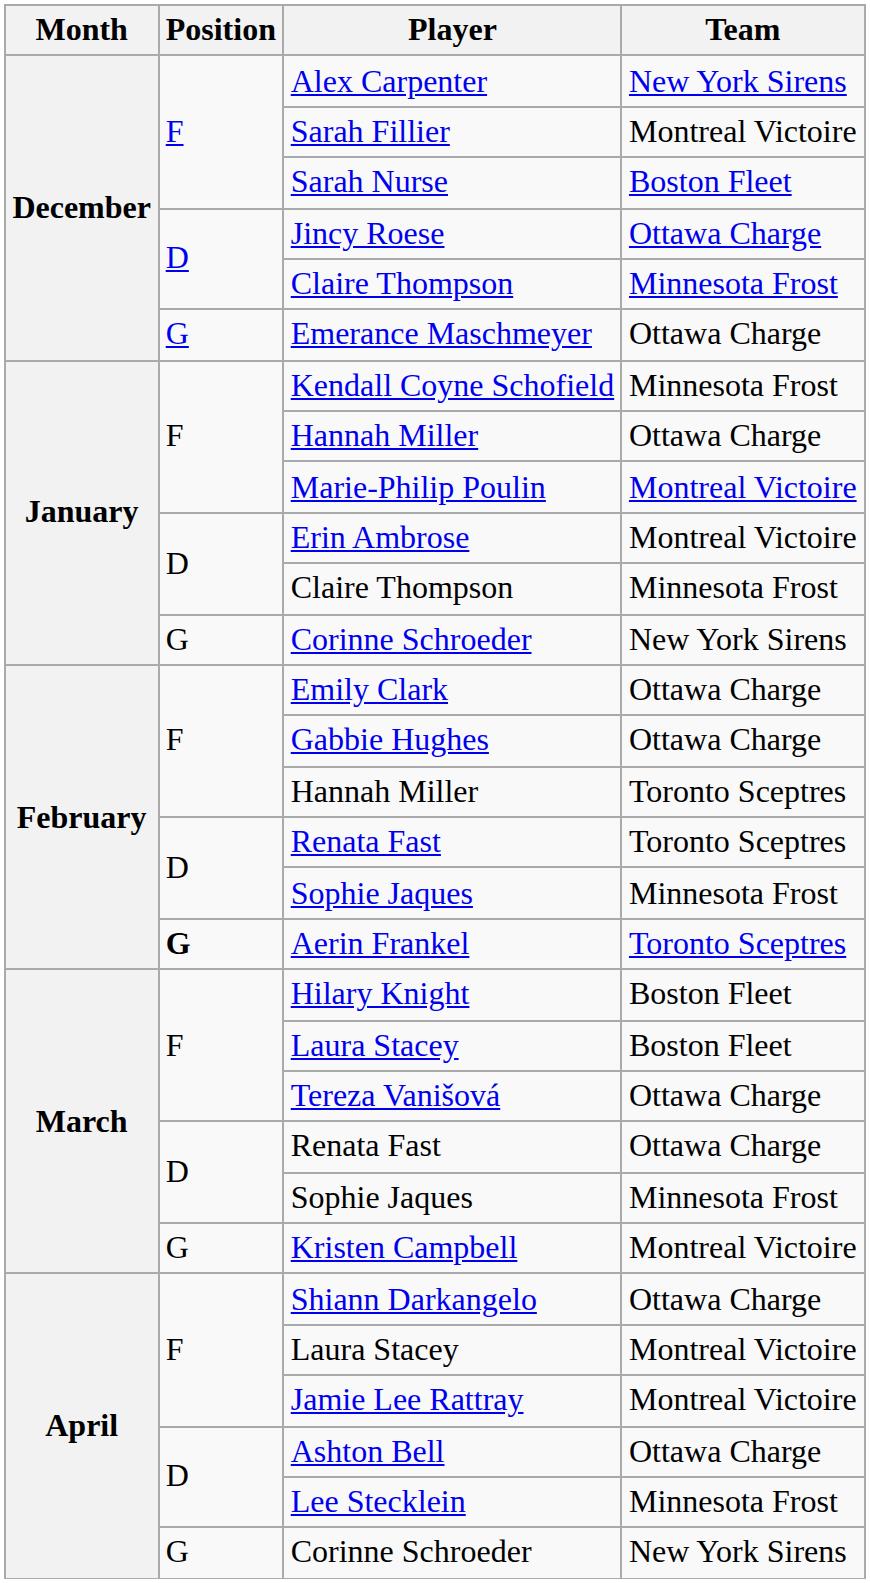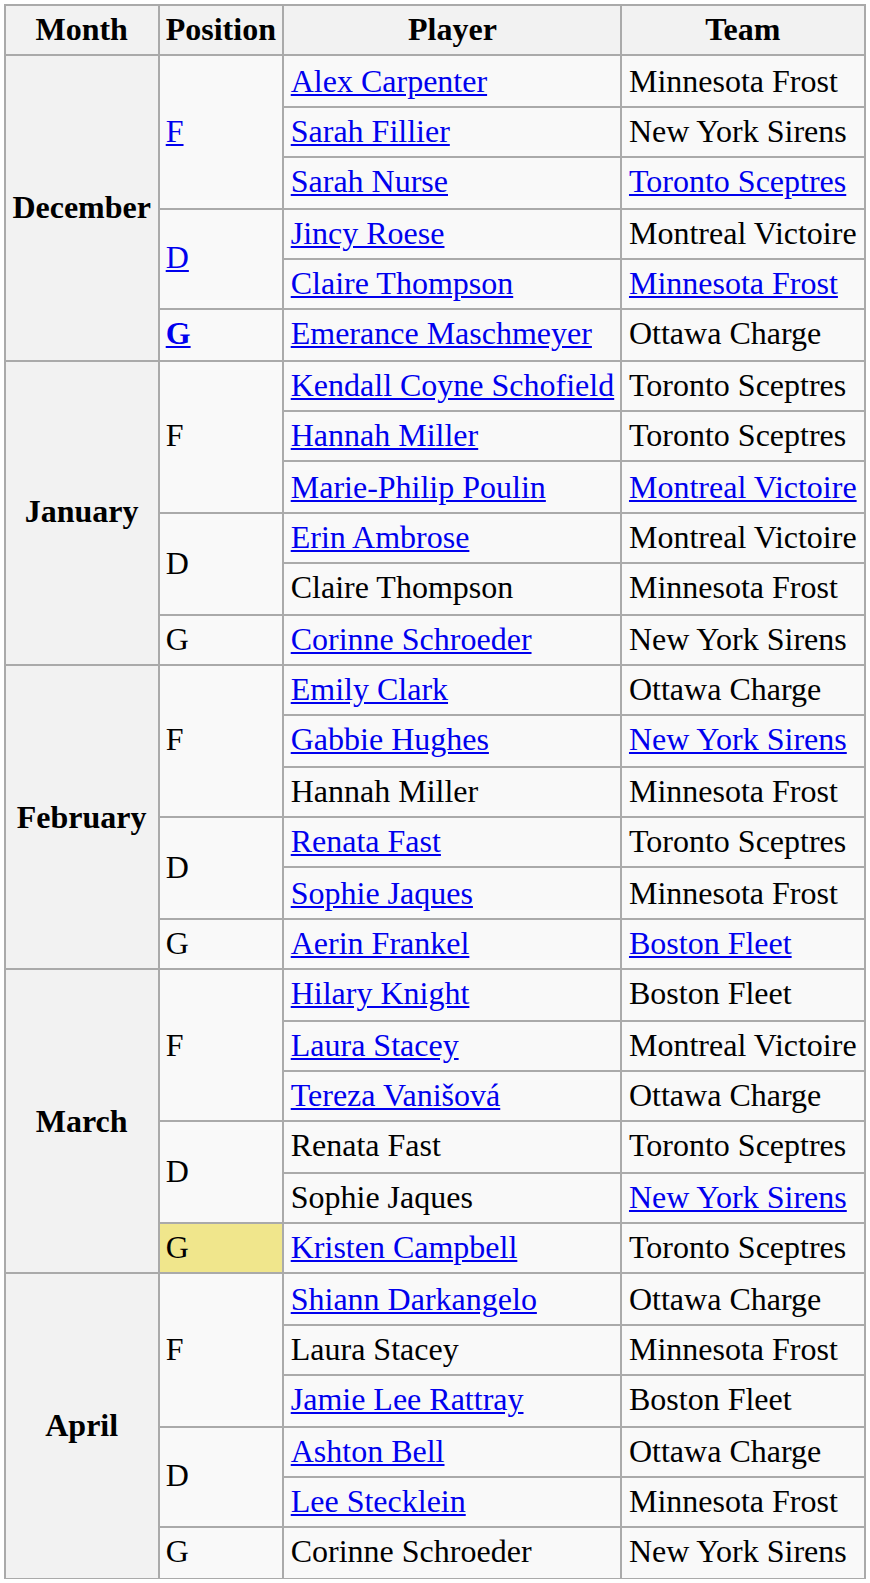(738, 80) New York Sirens -> (733, 80) Minnesota Frost
(743, 131) Montreal Victoire -> (738, 131) New York Sirens
(710, 182) Boston Fleet -> (738, 182) Toronto Sceptres
(725, 232) Ottawa Charge -> (743, 232) Montreal Victoire
(177, 334) normal -> (178, 334) bold
(733, 385) Minnesota Frost -> (738, 385) Toronto Sceptres
(725, 435) Ottawa Charge -> (738, 435) Toronto Sceptres
(725, 740) Ottawa Charge -> (738, 740) New York Sirens
(738, 791) Toronto Sceptres -> (733, 791) Minnesota Frost
(178, 943) bold -> (177, 943) normal
(738, 943) Toronto Sceptres -> (710, 943) Boston Fleet
(710, 1044) Boston Fleet -> (743, 1044) Montreal Victoire
(725, 1146) Ottawa Charge -> (738, 1146) Toronto Sceptres
(733, 1197) Minnesota Frost -> (738, 1197) New York Sirens
(177, 1247) no background -> (177, 1247) khaki background
(743, 1247) Montreal Victoire -> (738, 1247) Toronto Sceptres
(743, 1349) Montreal Victoire -> (733, 1349) Minnesota Frost
(743, 1400) Montreal Victoire -> (710, 1400) Boston Fleet
